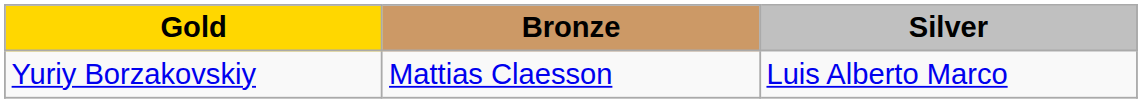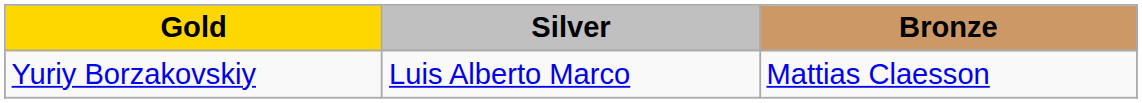columns swapped: (948, 27) <-> (571, 27)
